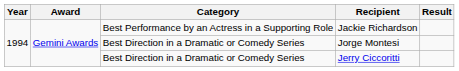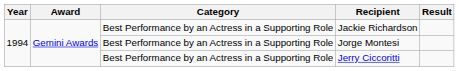(204, 43) Best Direction in a Dramatic or Comedy Series -> (218, 43) Best Performance by an Actress in a Supporting Role
(204, 58) Best Direction in a Dramatic or Comedy Series -> (218, 58) Best Performance by an Actress in a Supporting Role
